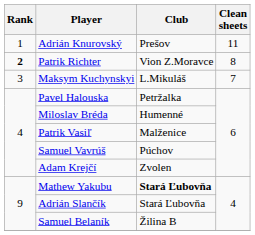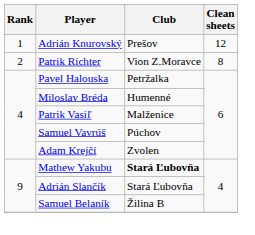(233, 43) 11 -> (221, 43) 12
(20, 61) bold -> (20, 61) normal
- row: (86, 79)
